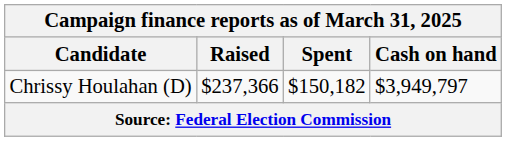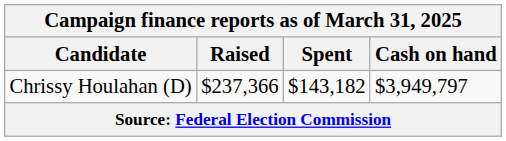(327, 86) $150,182 -> (327, 86) $143,182
